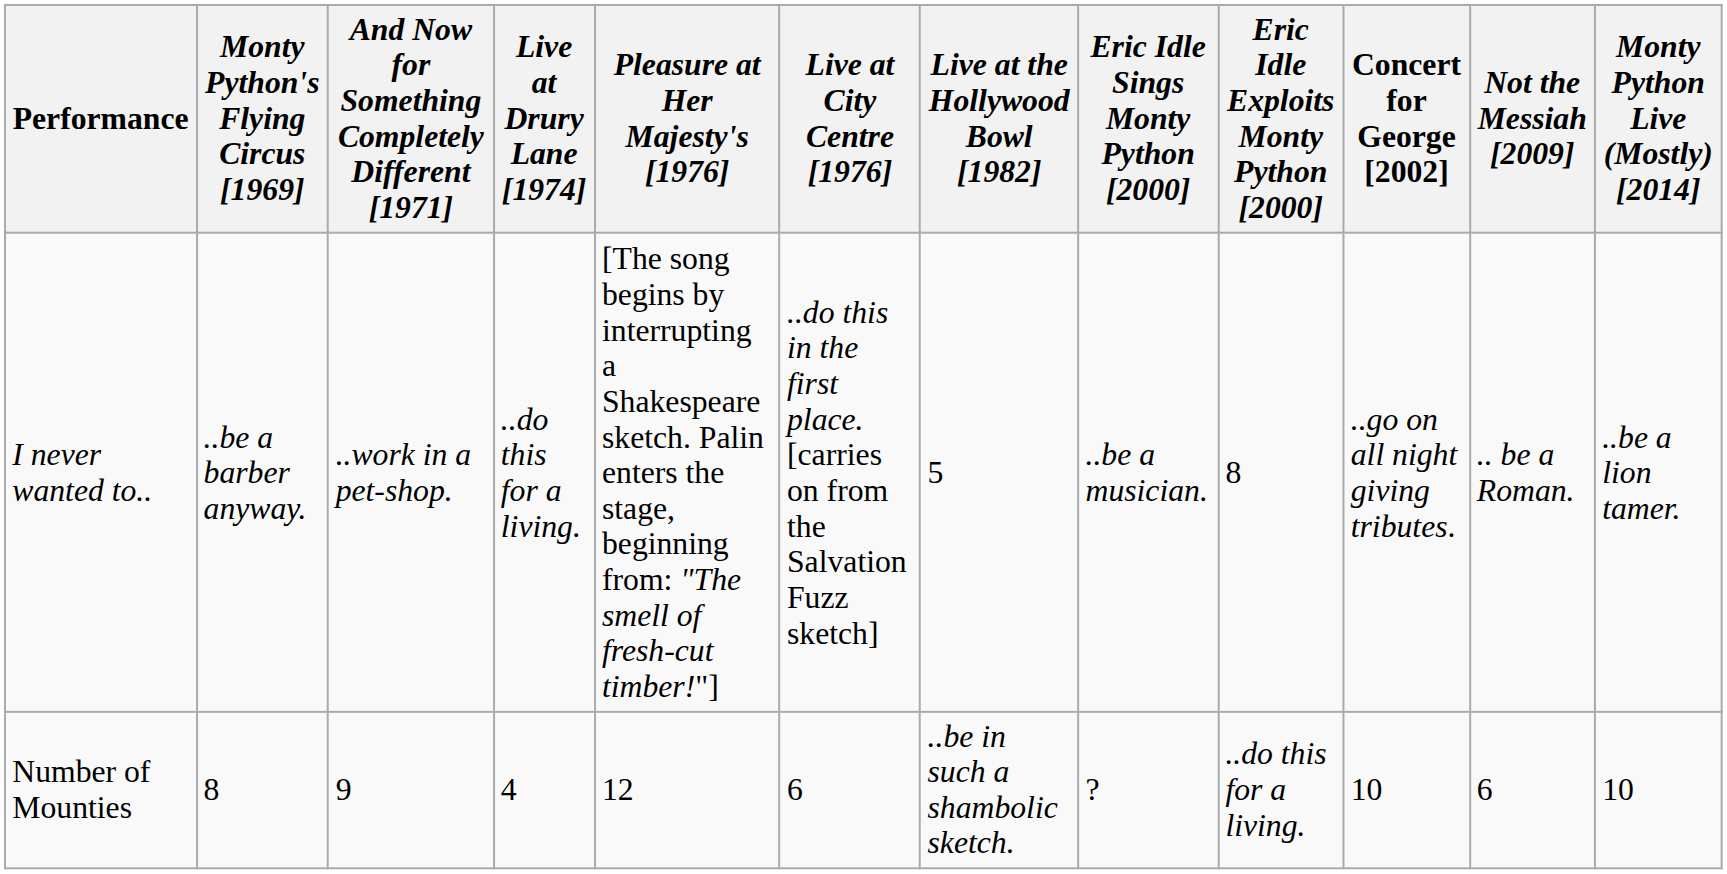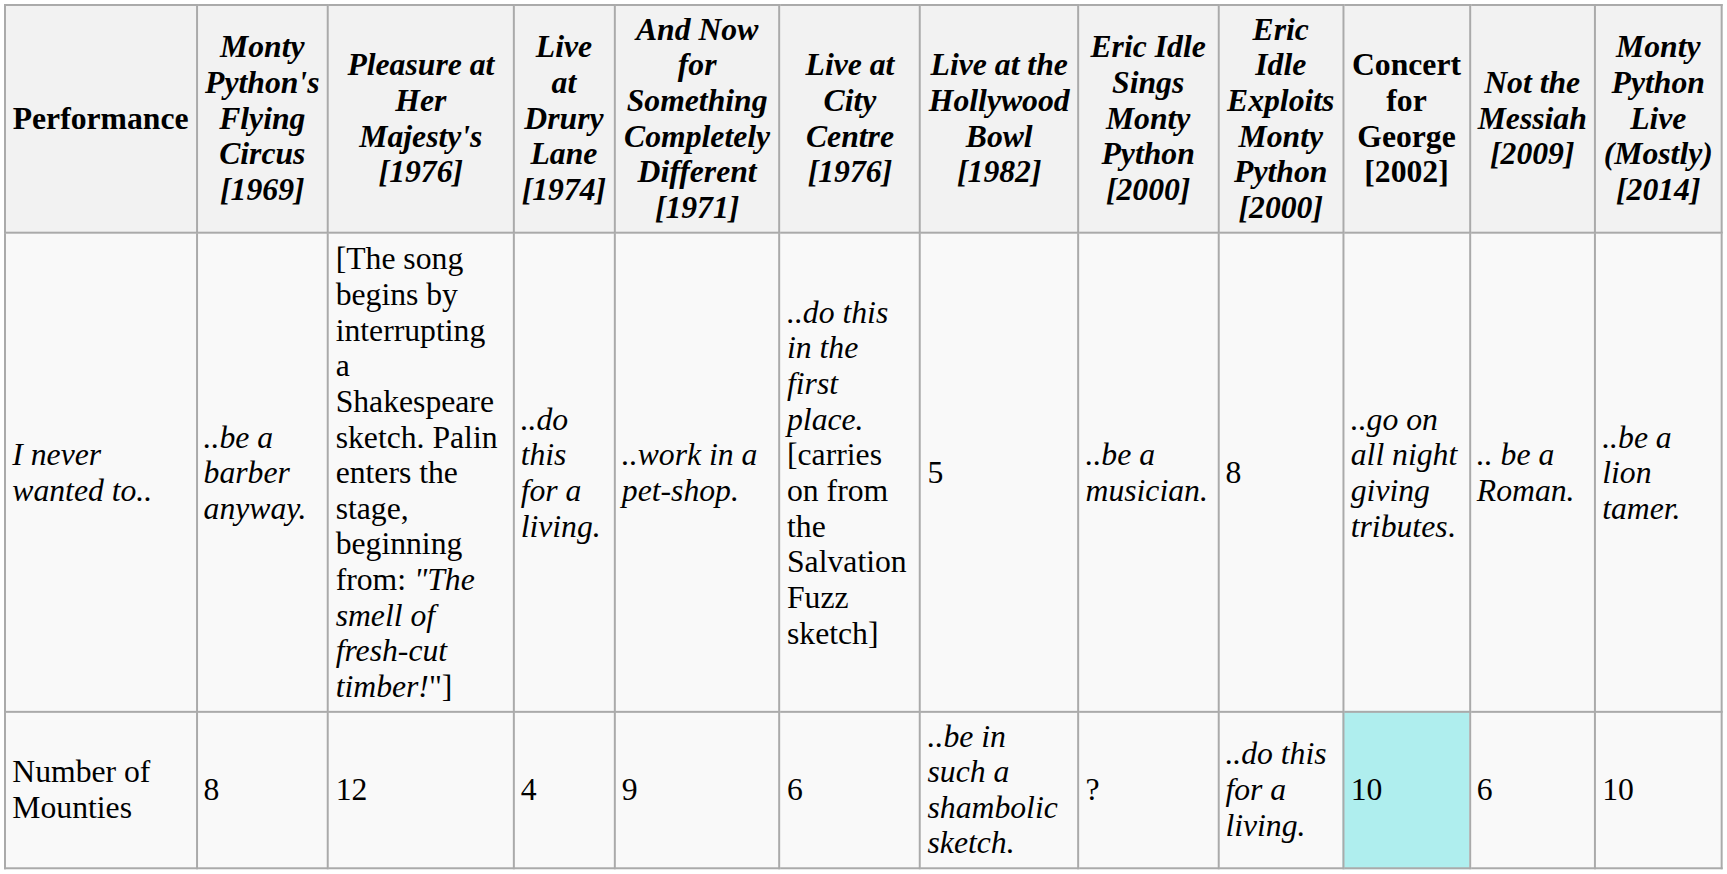columns swapped: (411, 118) <-> (687, 118)
(1367, 789) no background -> (1367, 789) paleturquoise background
